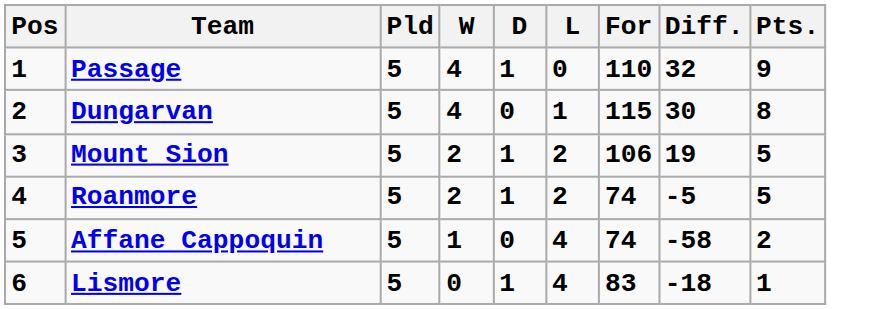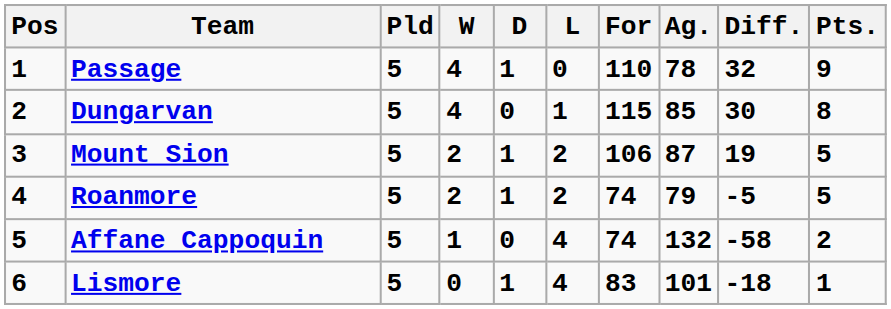+ column: (688, 26)
